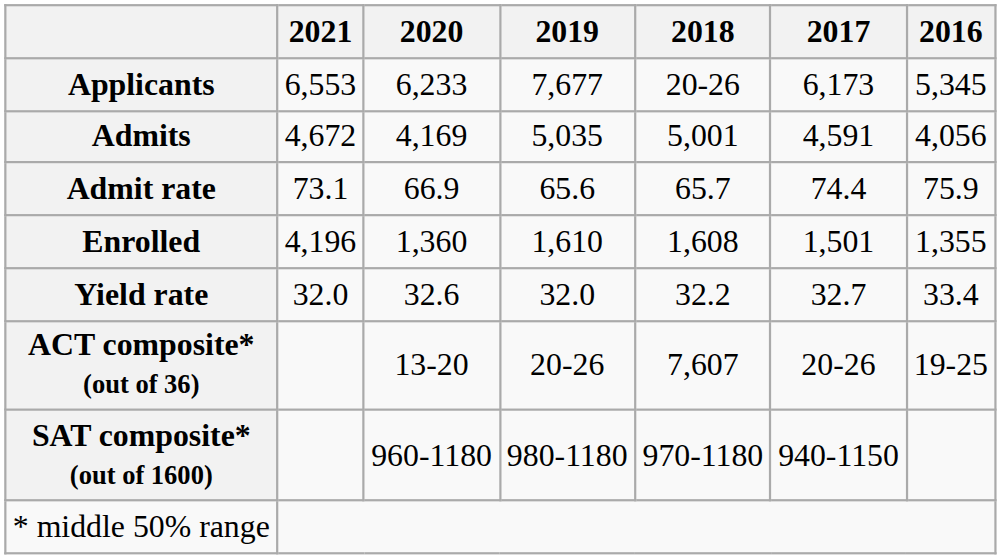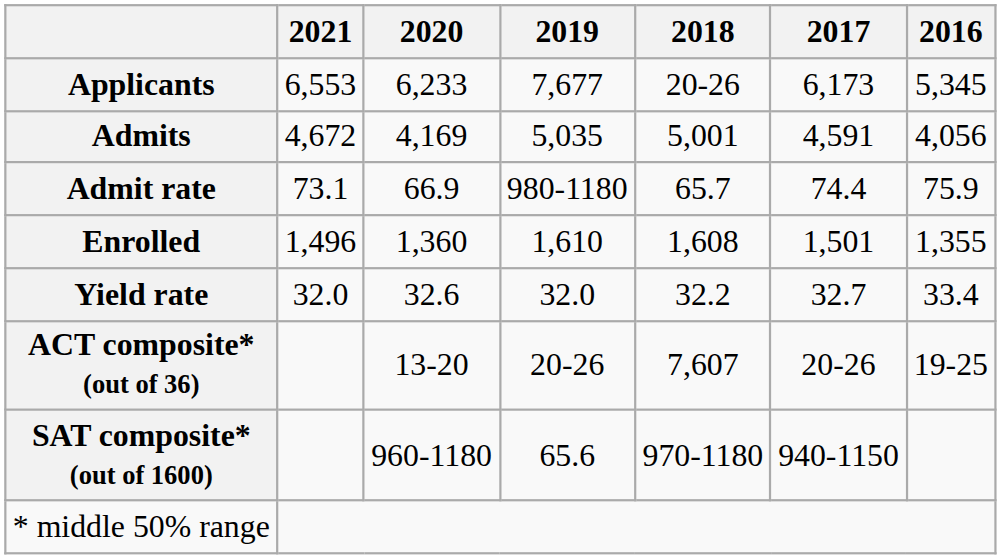(567, 188) 65.6 -> (567, 188) 980-1180
(321, 240) 4,196 -> (321, 240) 1,496
(567, 454) 980-1180 -> (567, 454) 65.6
